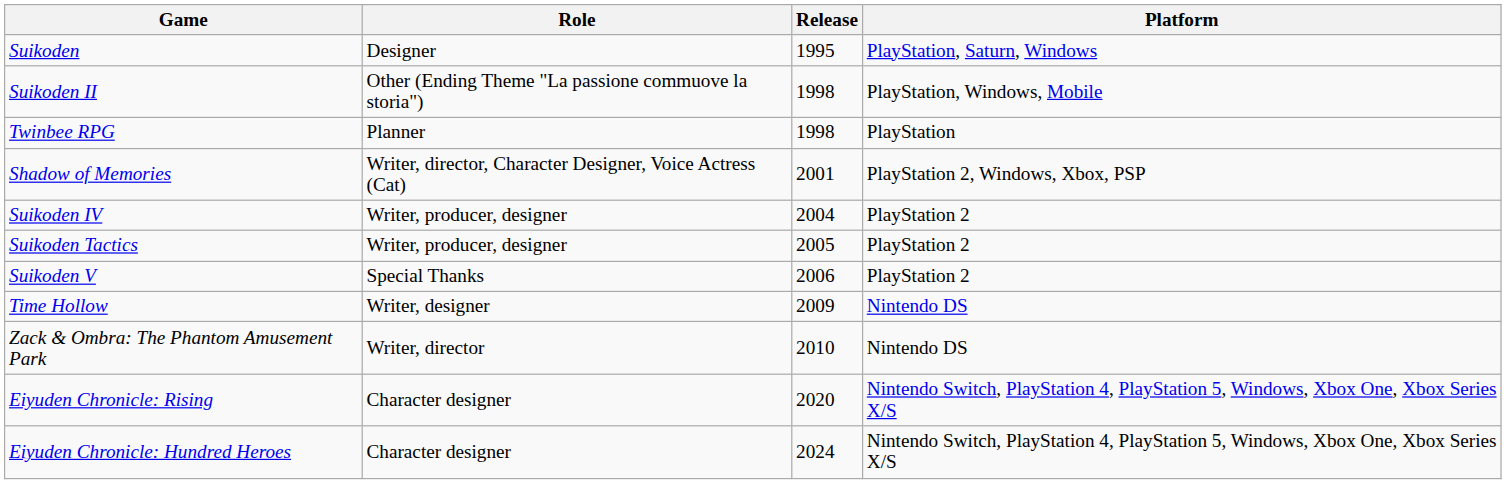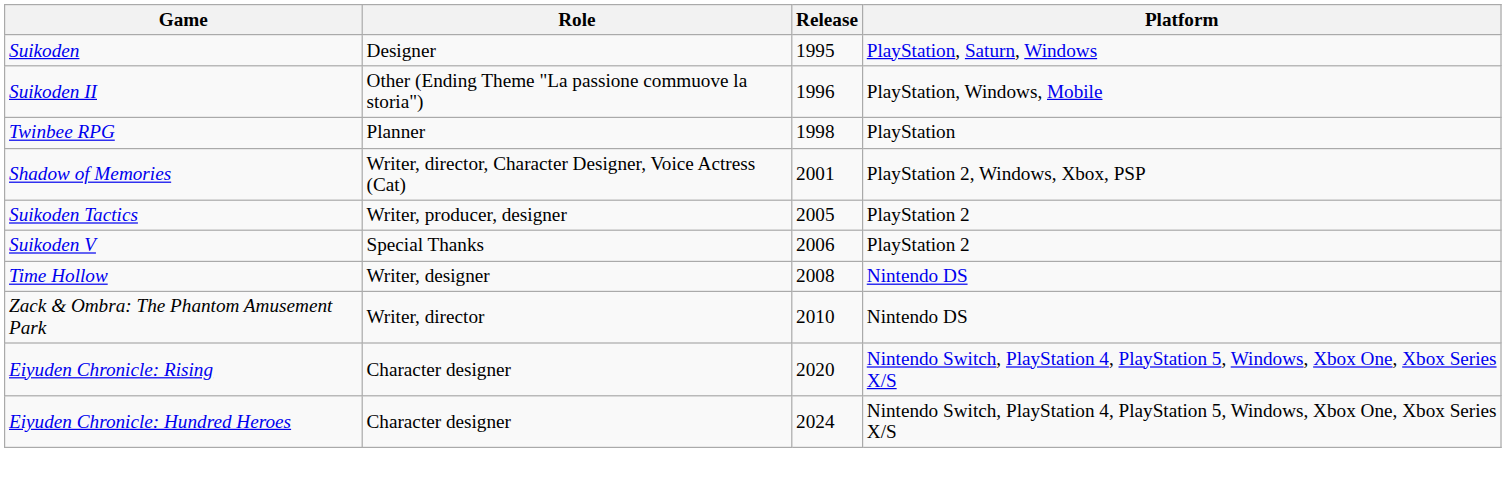(815, 91) 1998 -> (815, 91) 1996
- row: (56, 215)
(815, 306) 2009 -> (815, 276) 2008
